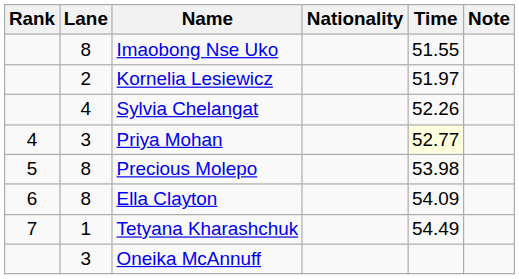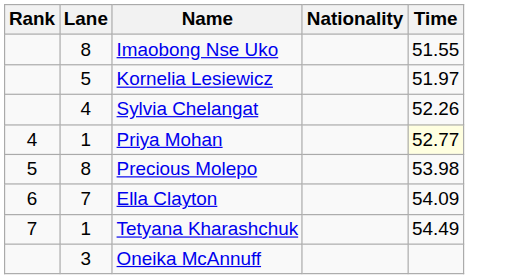- column: (489, 19)
(86, 79) 2 -> (86, 79) 5
(86, 139) 3 -> (86, 139) 1
(86, 199) 8 -> (86, 199) 7
